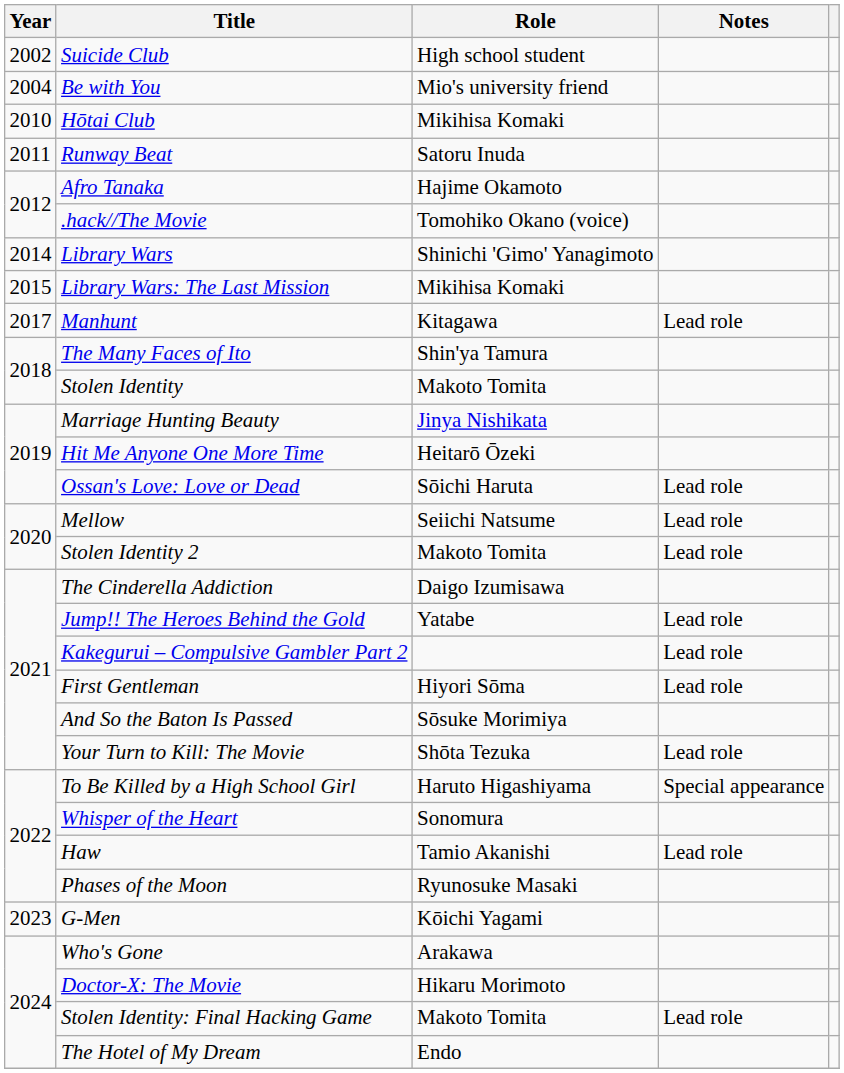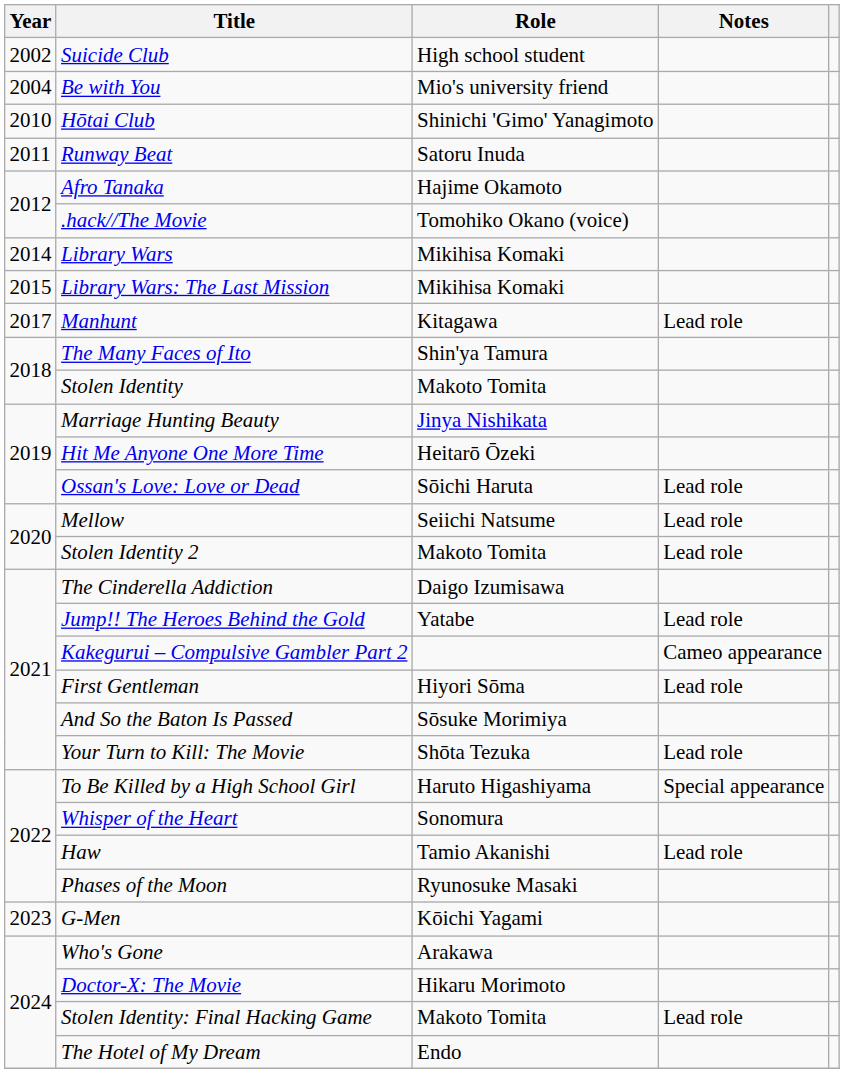(491, 120) Mikihisa Komaki -> (535, 120) Shinichi 'Gimo' Yanagimoto
(535, 253) Shinichi 'Gimo' Yanagimoto -> (491, 253) Mikihisa Komaki
(703, 652) Lead role -> (743, 652) Cameo appearance
